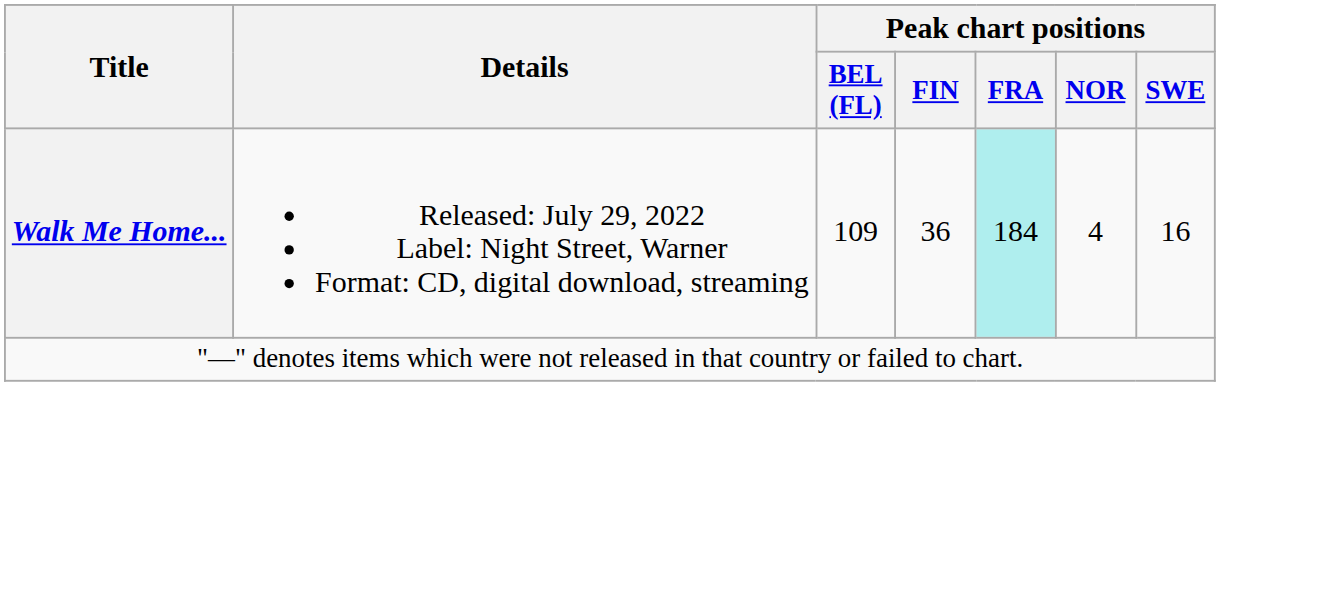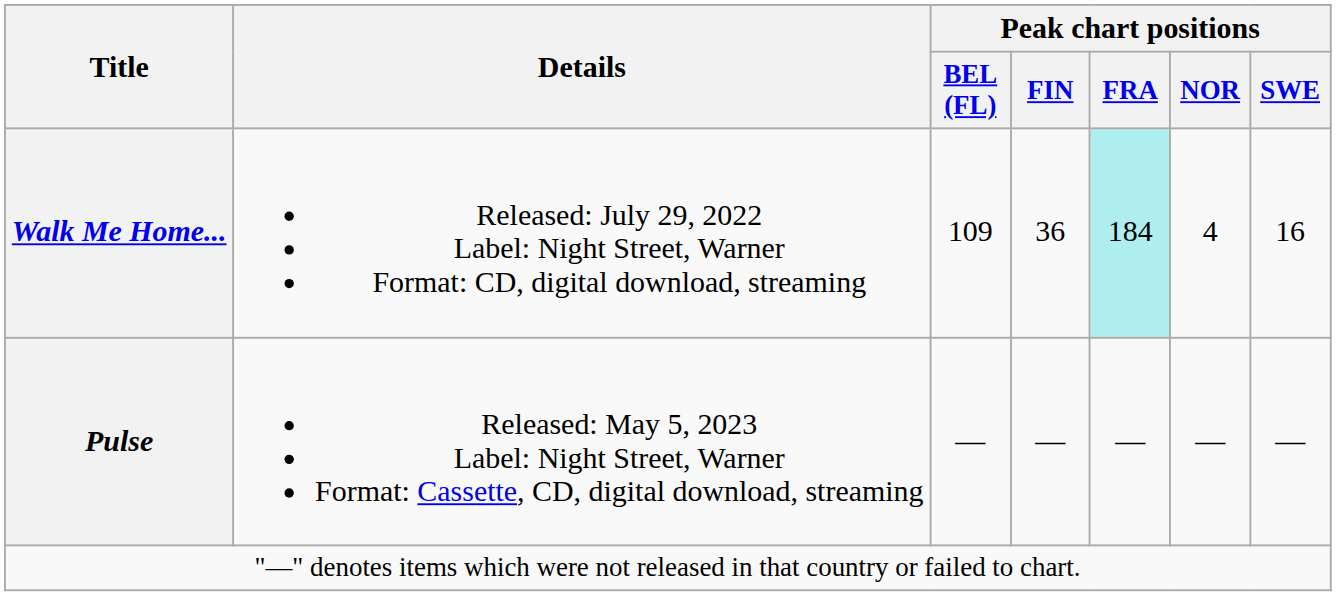+ row: (119, 440)
